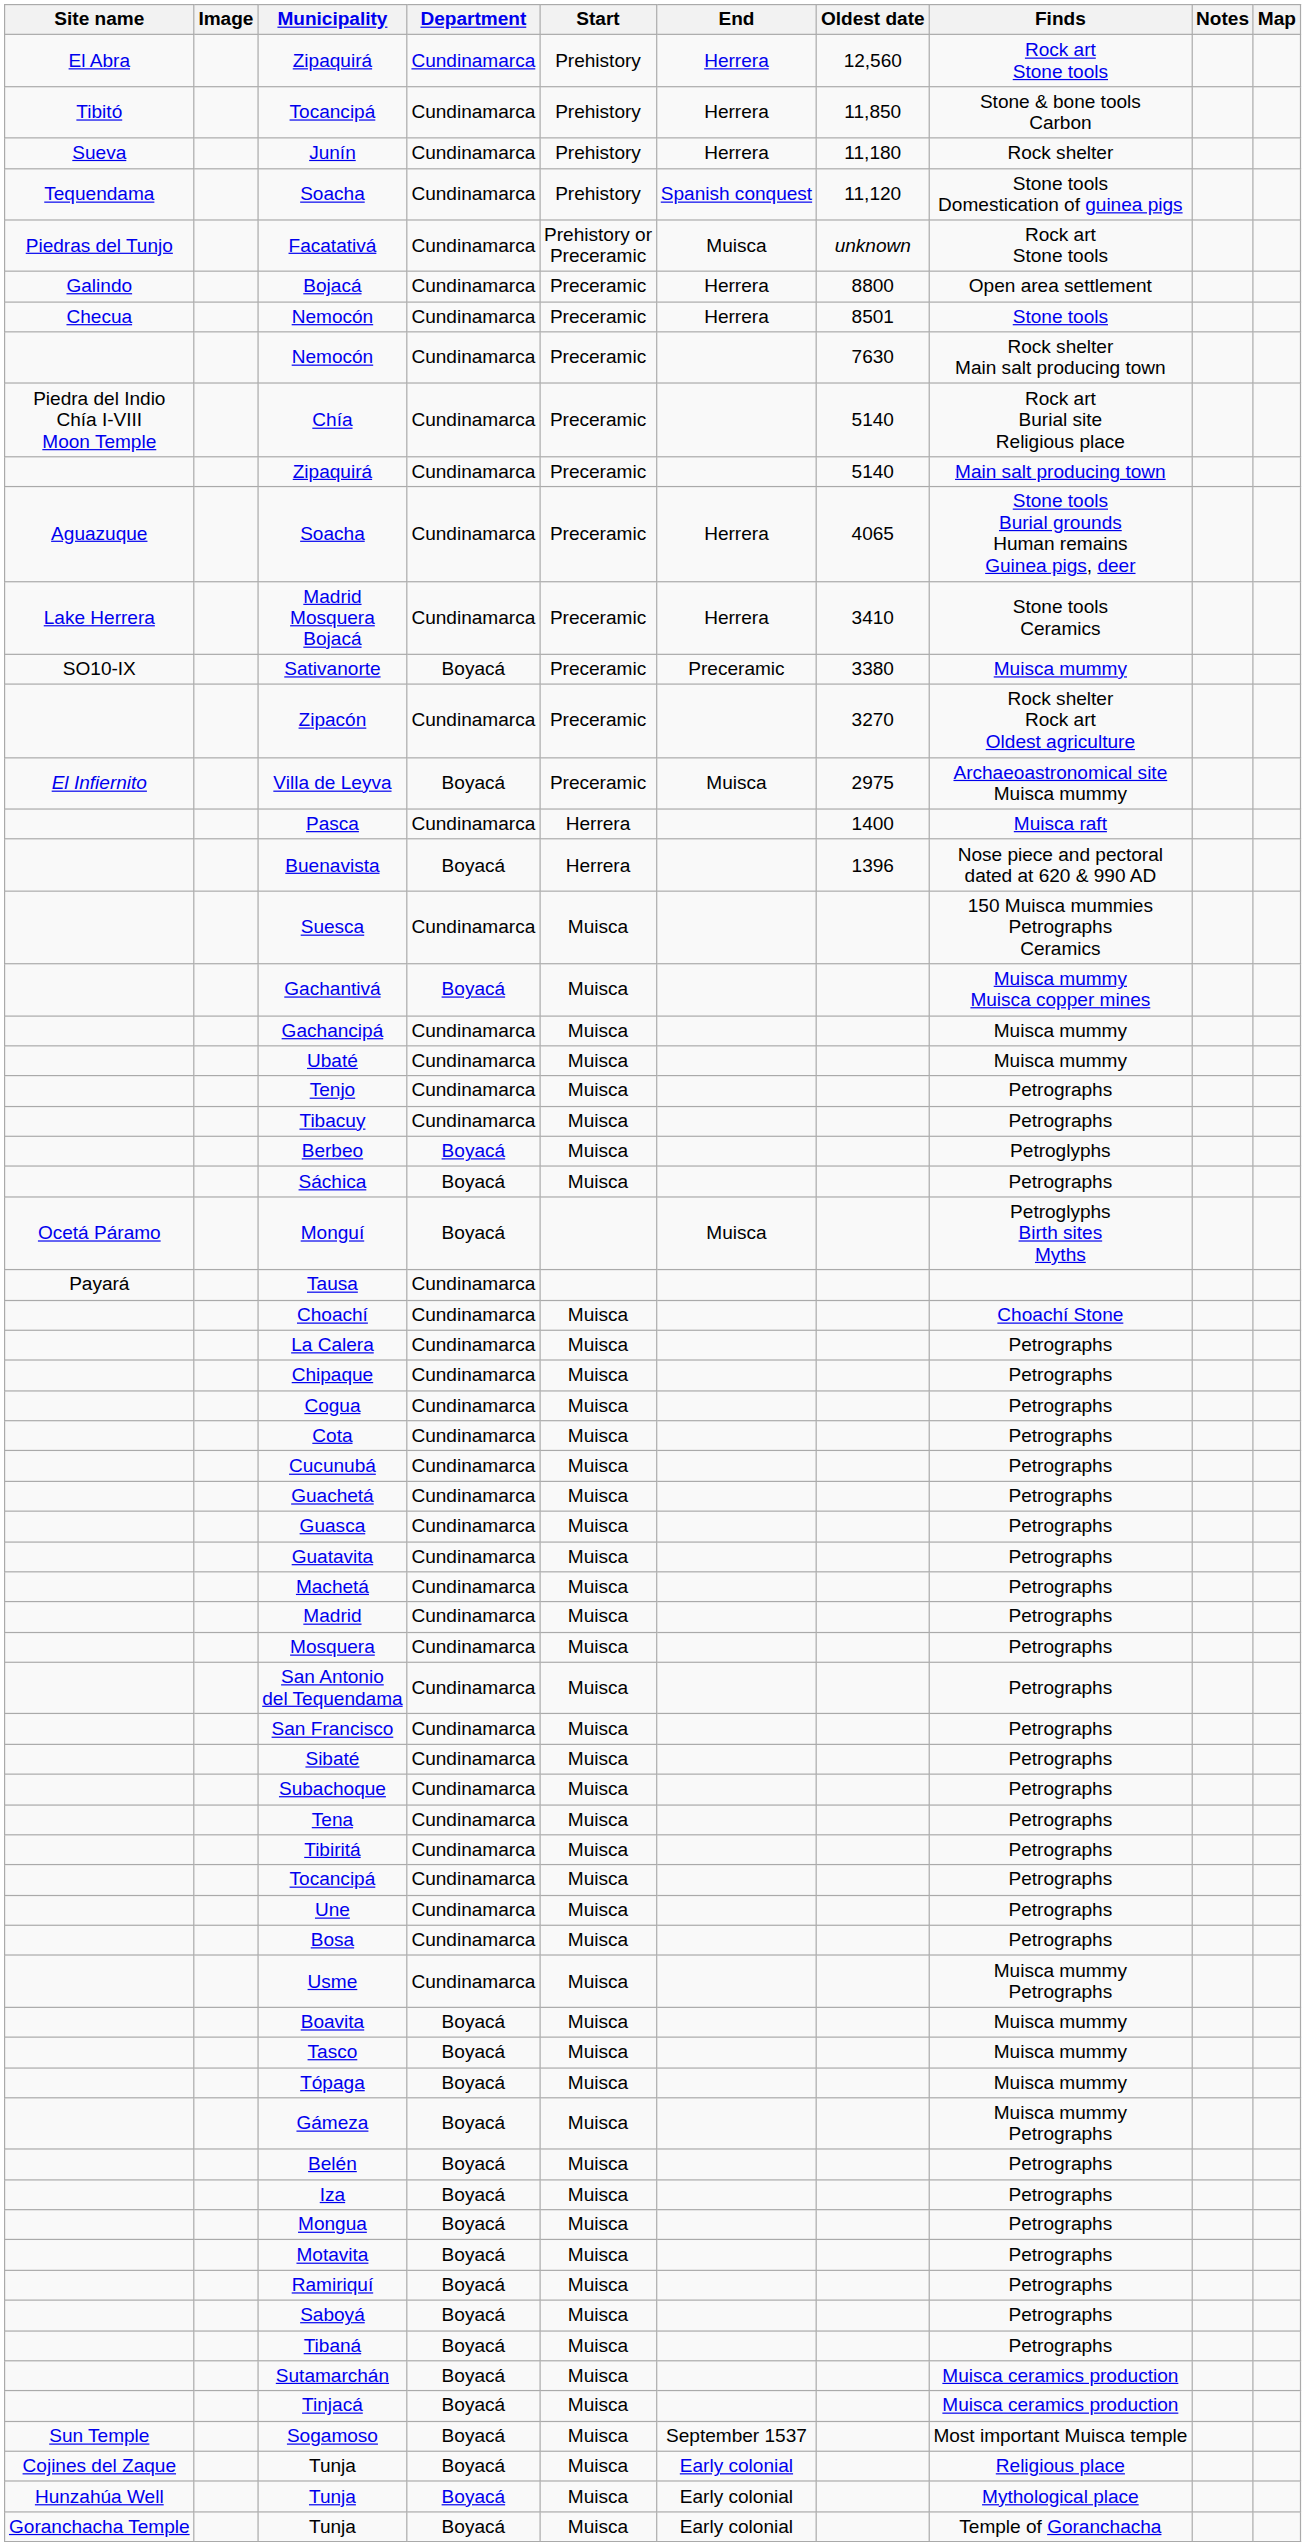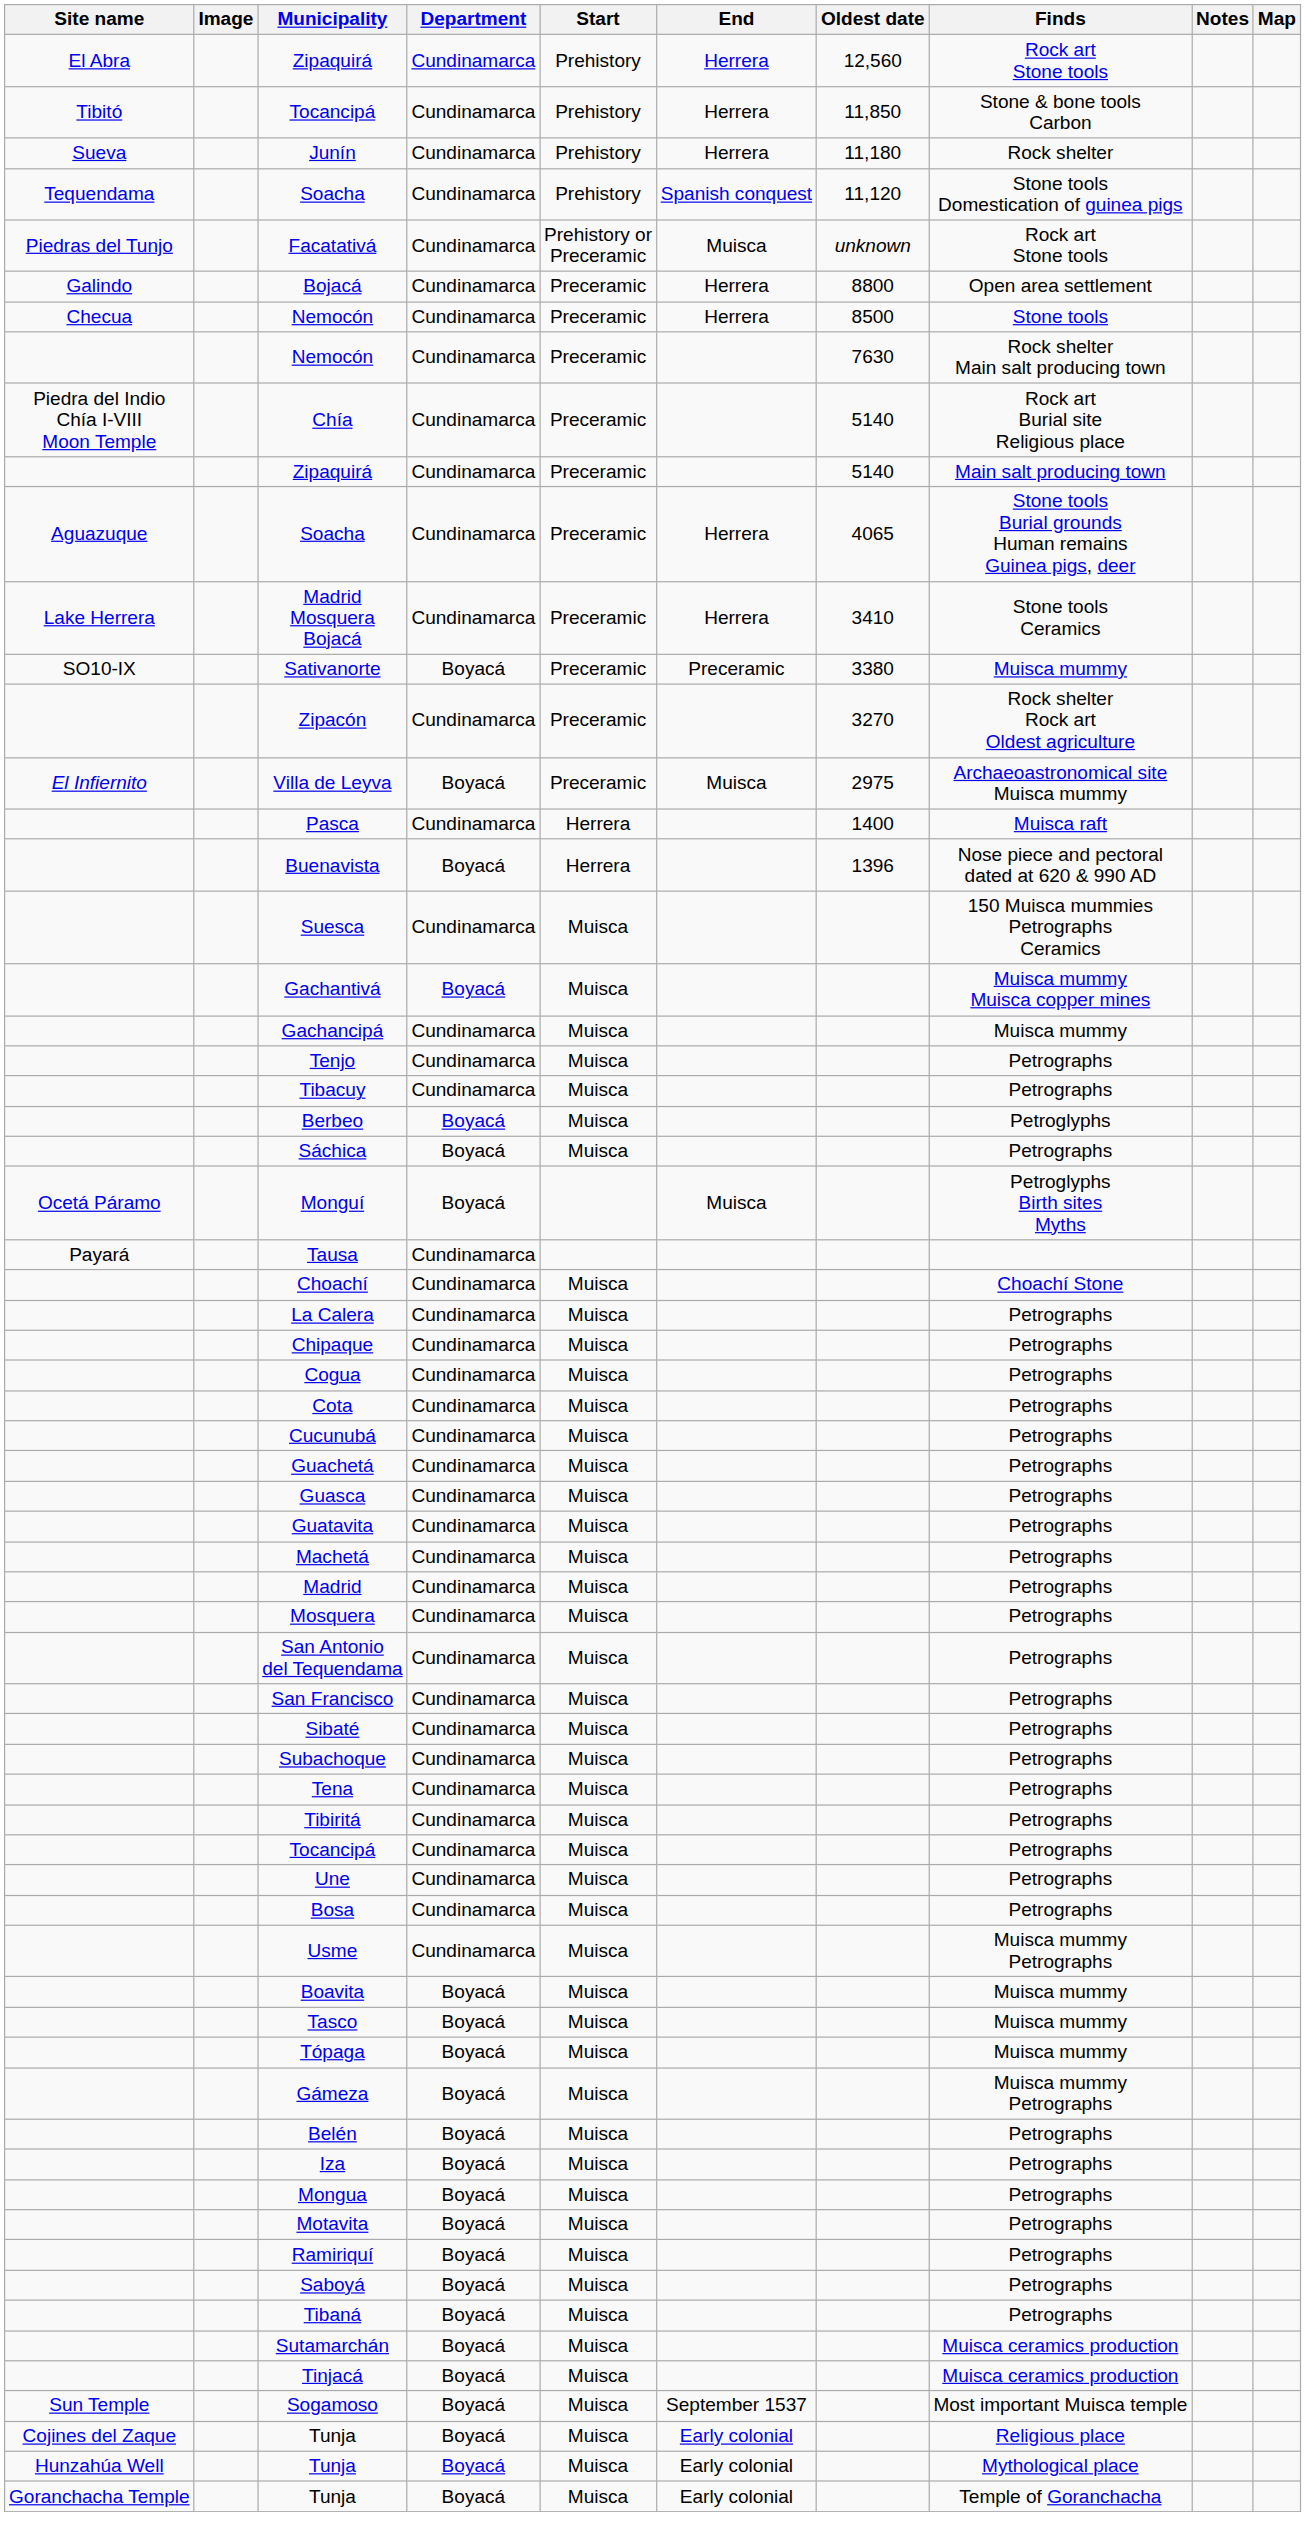(873, 316) 8501 -> (873, 316) 8500
- row: (99, 1061)
